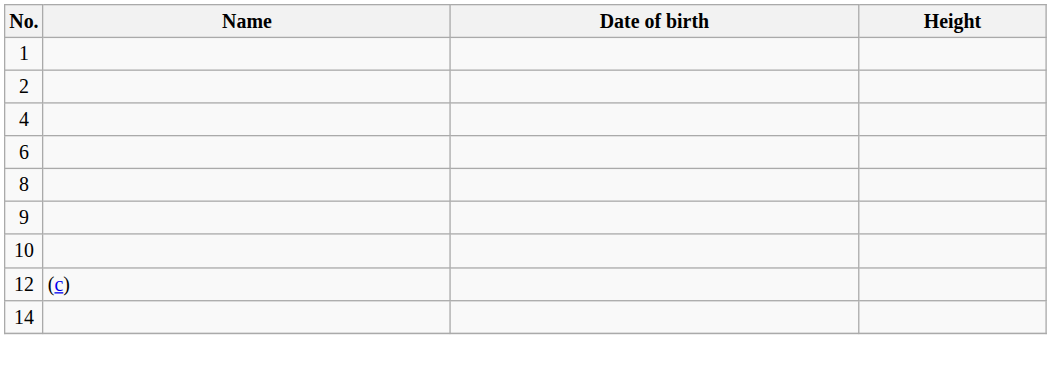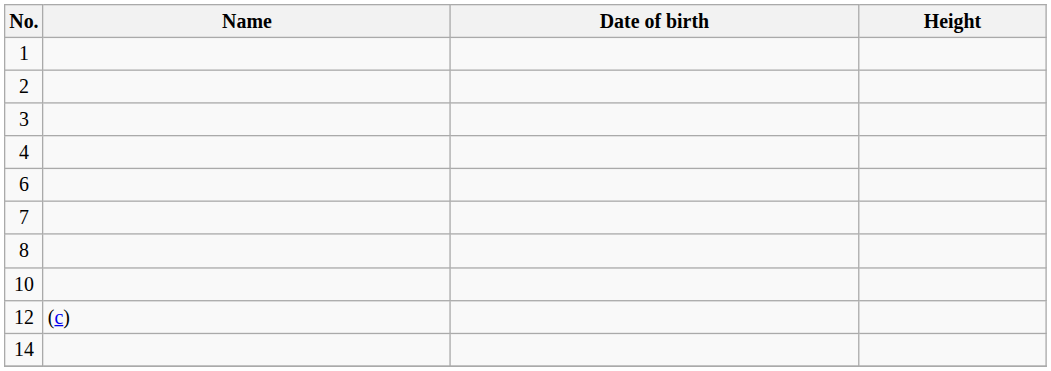+ row: (24, 119)
+ row: (24, 218)
- row: (24, 218)
